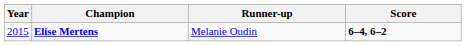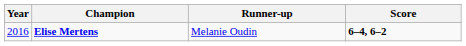(18, 31) 2015 -> (18, 31) 2016
